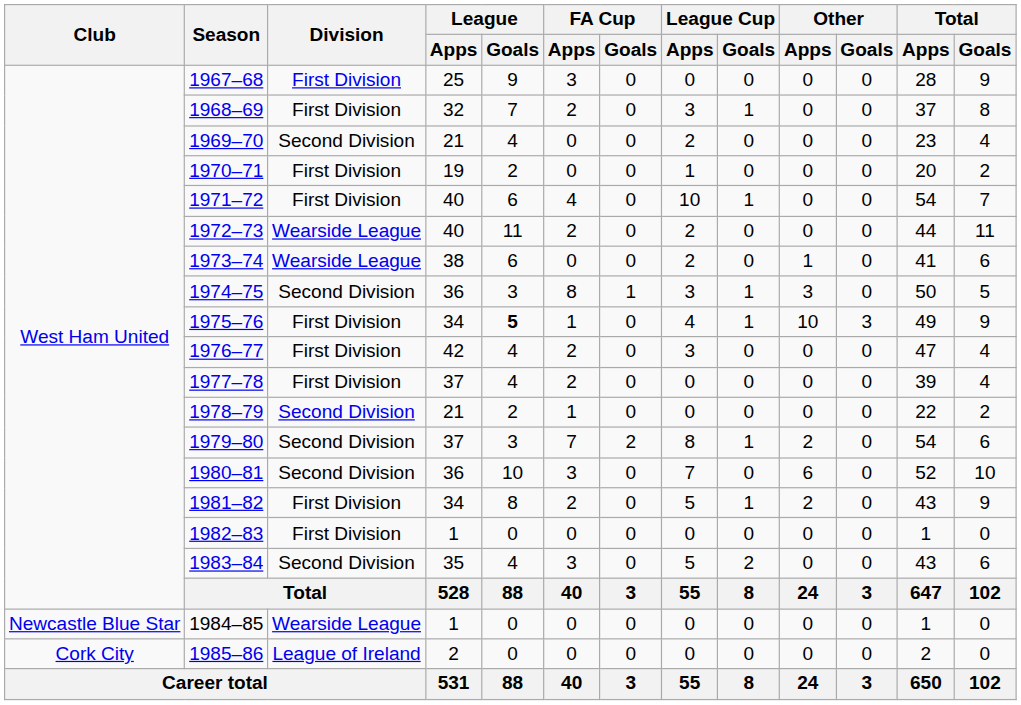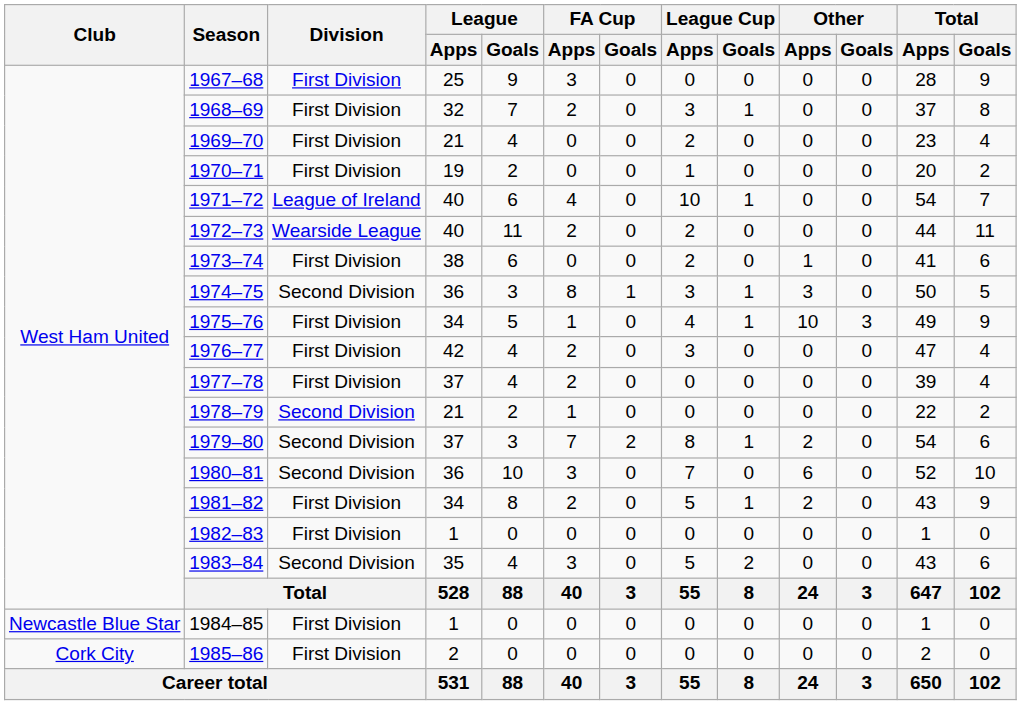(347, 140) Second Division -> (347, 140) First Division
(347, 200) First Division -> (347, 200) League of Ireland
(347, 261) Wearside League -> (347, 261) First Division
(513, 321) bold -> (513, 321) normal
(347, 623) Wearside League -> (347, 623) First Division
(347, 653) League of Ireland -> (347, 653) First Division
